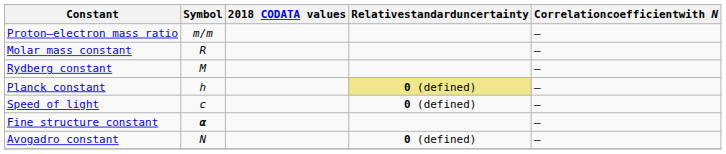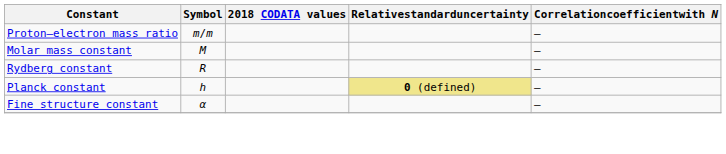(203, 51) R -> (203, 51) M
(203, 69) M -> (203, 69) R
- row: (53, 104)
(203, 122) bold -> (203, 104) normal
- row: (63, 140)
